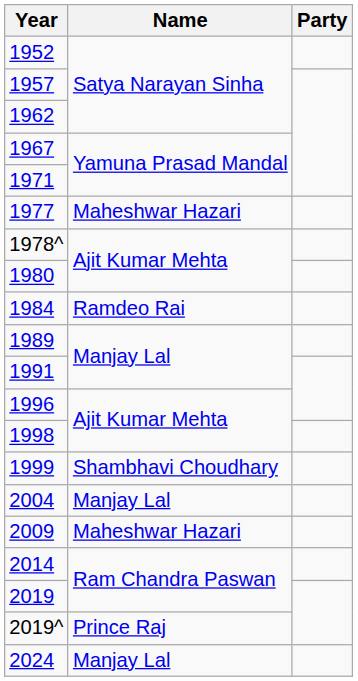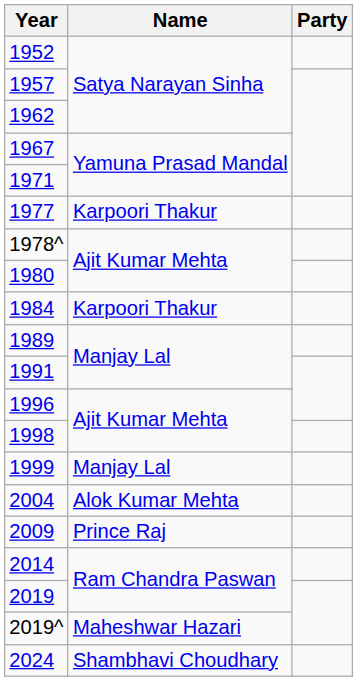(157, 212) Maheshwar Hazari -> (145, 212) Karpoori Thakur
(129, 308) Ramdeo Rai -> (145, 308) Karpoori Thakur
(175, 468) Shambhavi Choudhary -> (122, 468) Manjay Lal
(122, 500) Manjay Lal -> (156, 500) Alok Kumar Mehta
(157, 532) Maheshwar Hazari -> (119, 532) Prince Raj
(119, 627) Prince Raj -> (157, 627) Maheshwar Hazari
(122, 659) Manjay Lal -> (175, 659) Shambhavi Choudhary
